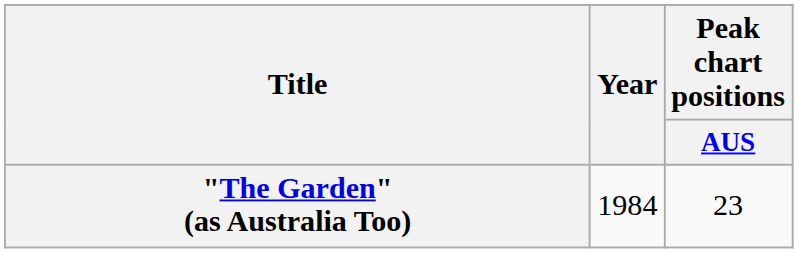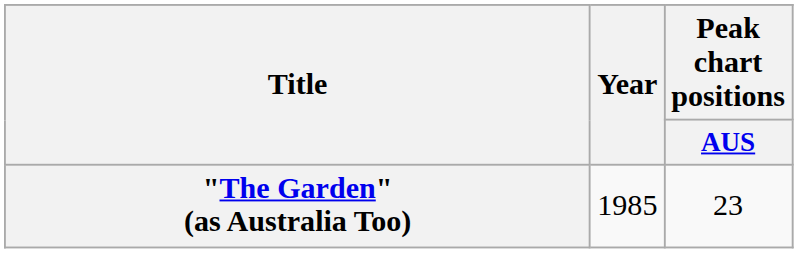(627, 205) 1984 -> (627, 205) 1985
